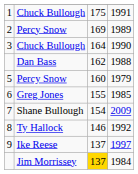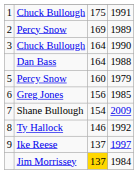(98, 62) 162 -> (98, 62) 164
(98, 95) 155 -> (98, 95) 156
